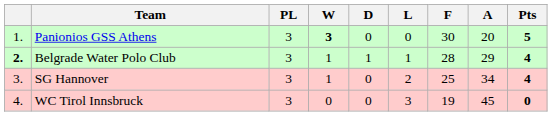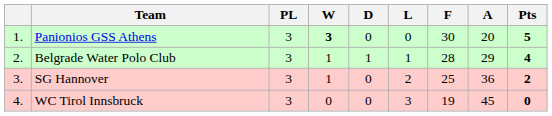(18, 57) bold -> (18, 57) normal
(488, 79) 34 -> (488, 79) 36
(527, 79) 4 -> (527, 79) 2
